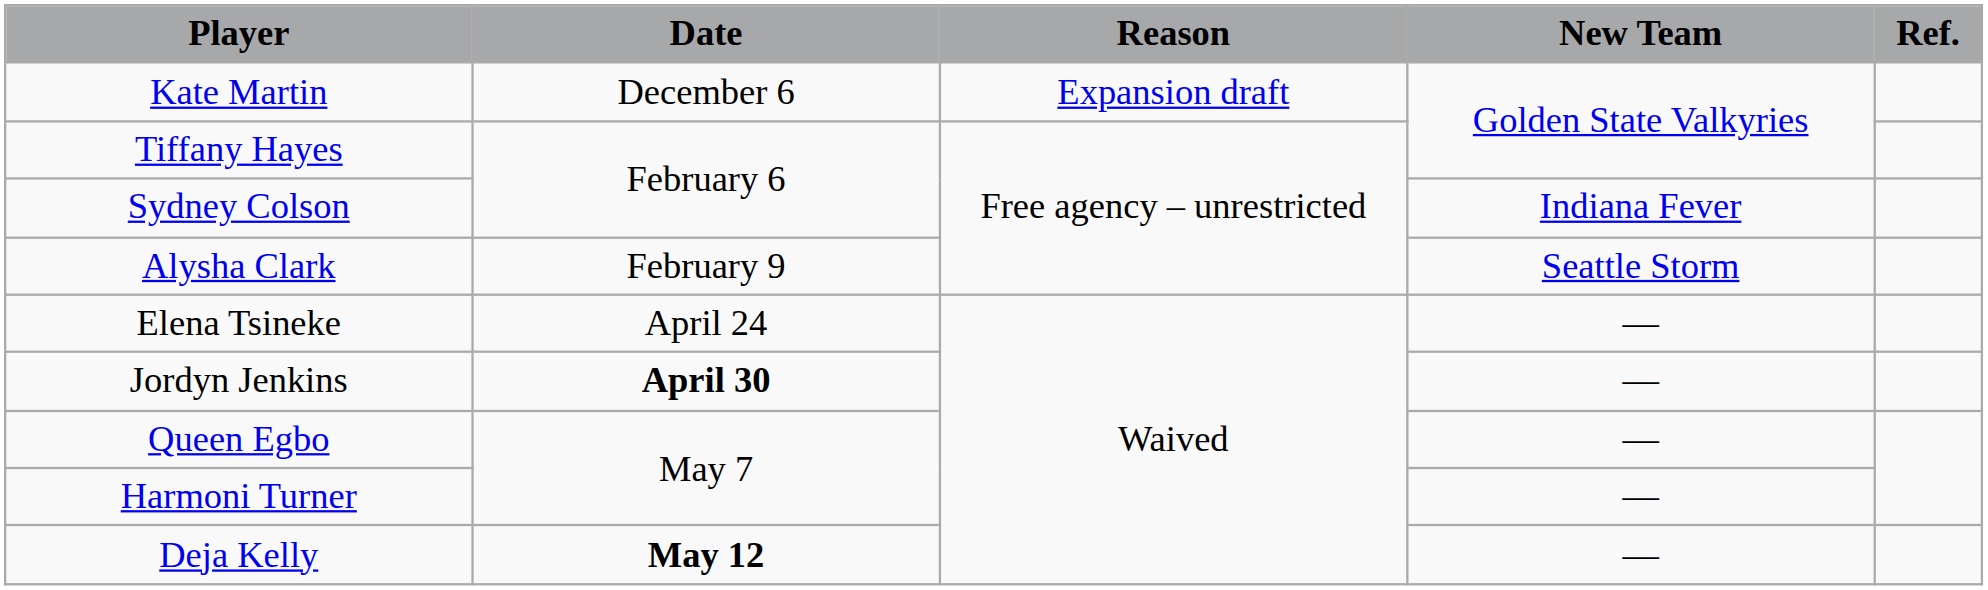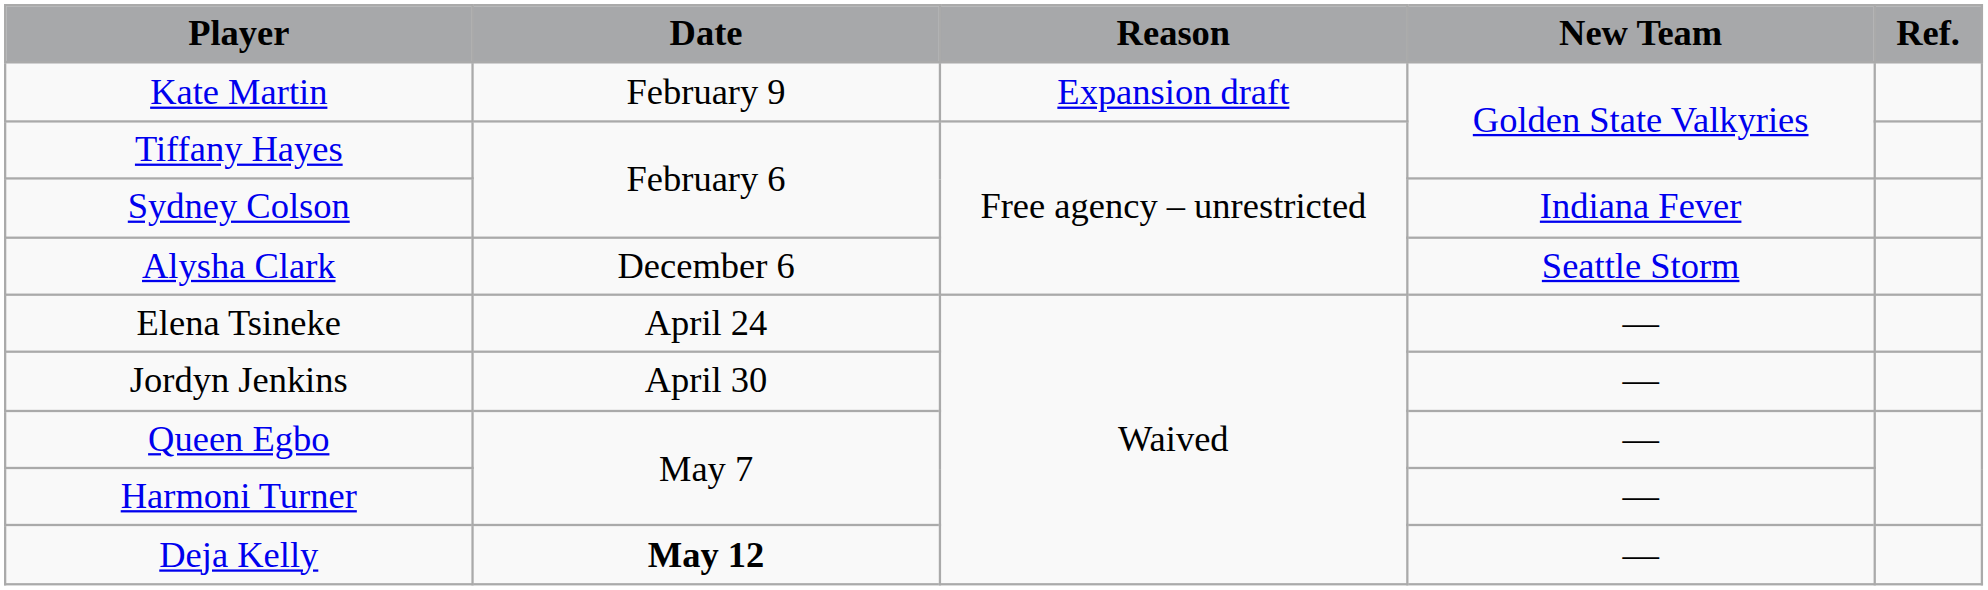(706, 91) December 6 -> (706, 91) February 9
(706, 264) February 9 -> (706, 264) December 6
(706, 380) bold -> (706, 380) normal
